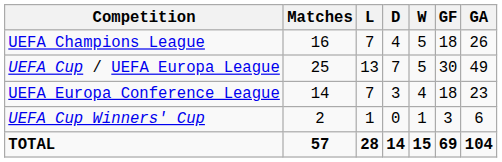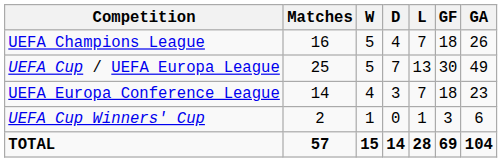columns swapped: (422, 17) <-> (370, 17)
